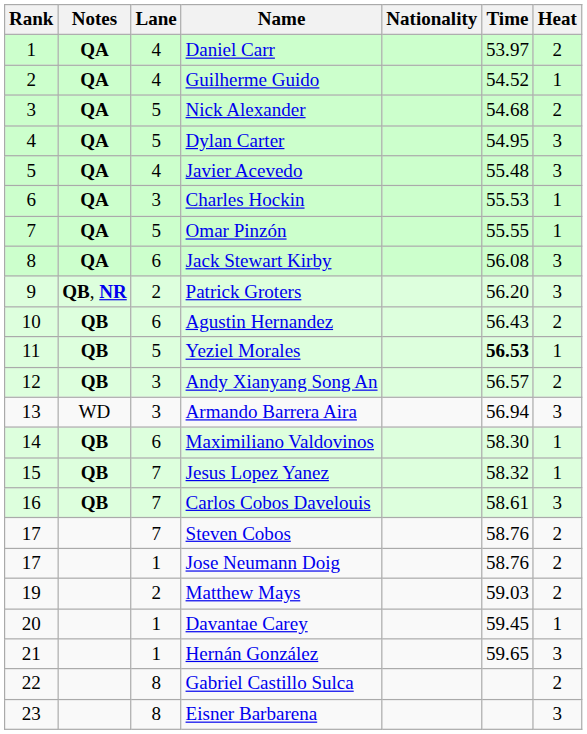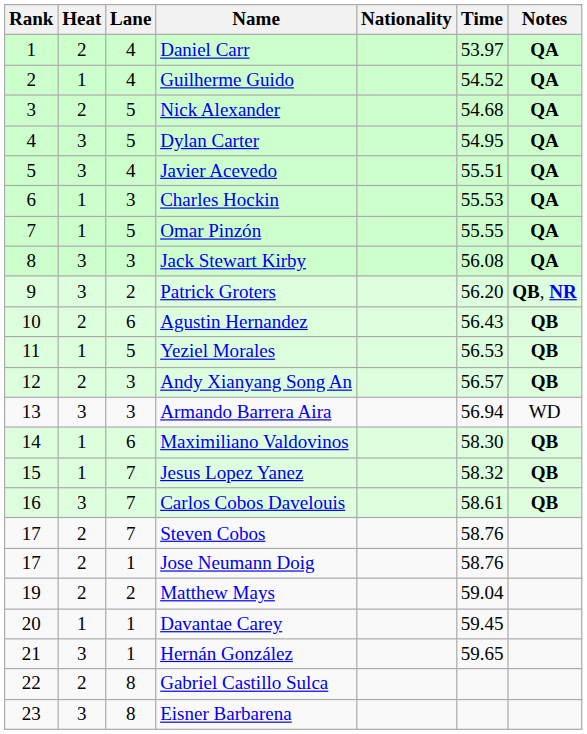columns swapped: (557, 19) <-> (94, 19)
(508, 170) 55.48 -> (482, 170) 55.51
(156, 261) 6 -> (131, 261) 3
(508, 351) bold -> (482, 351) normal
(508, 593) 59.03 -> (482, 593) 59.04
